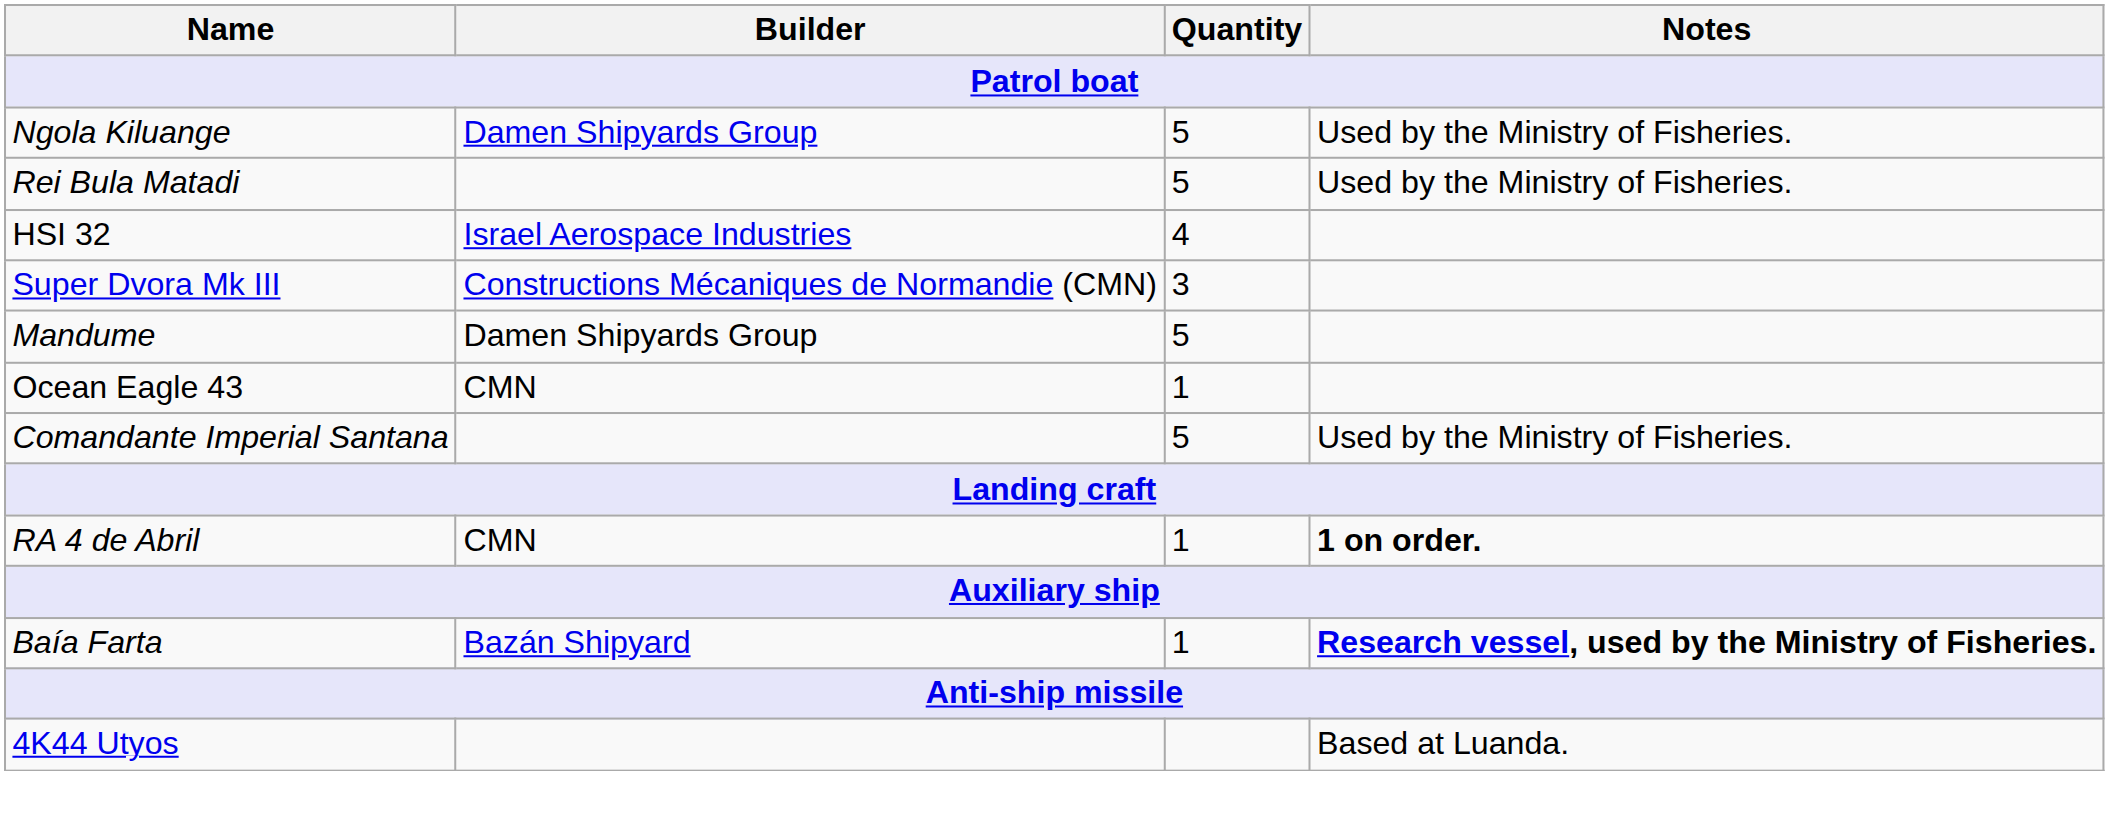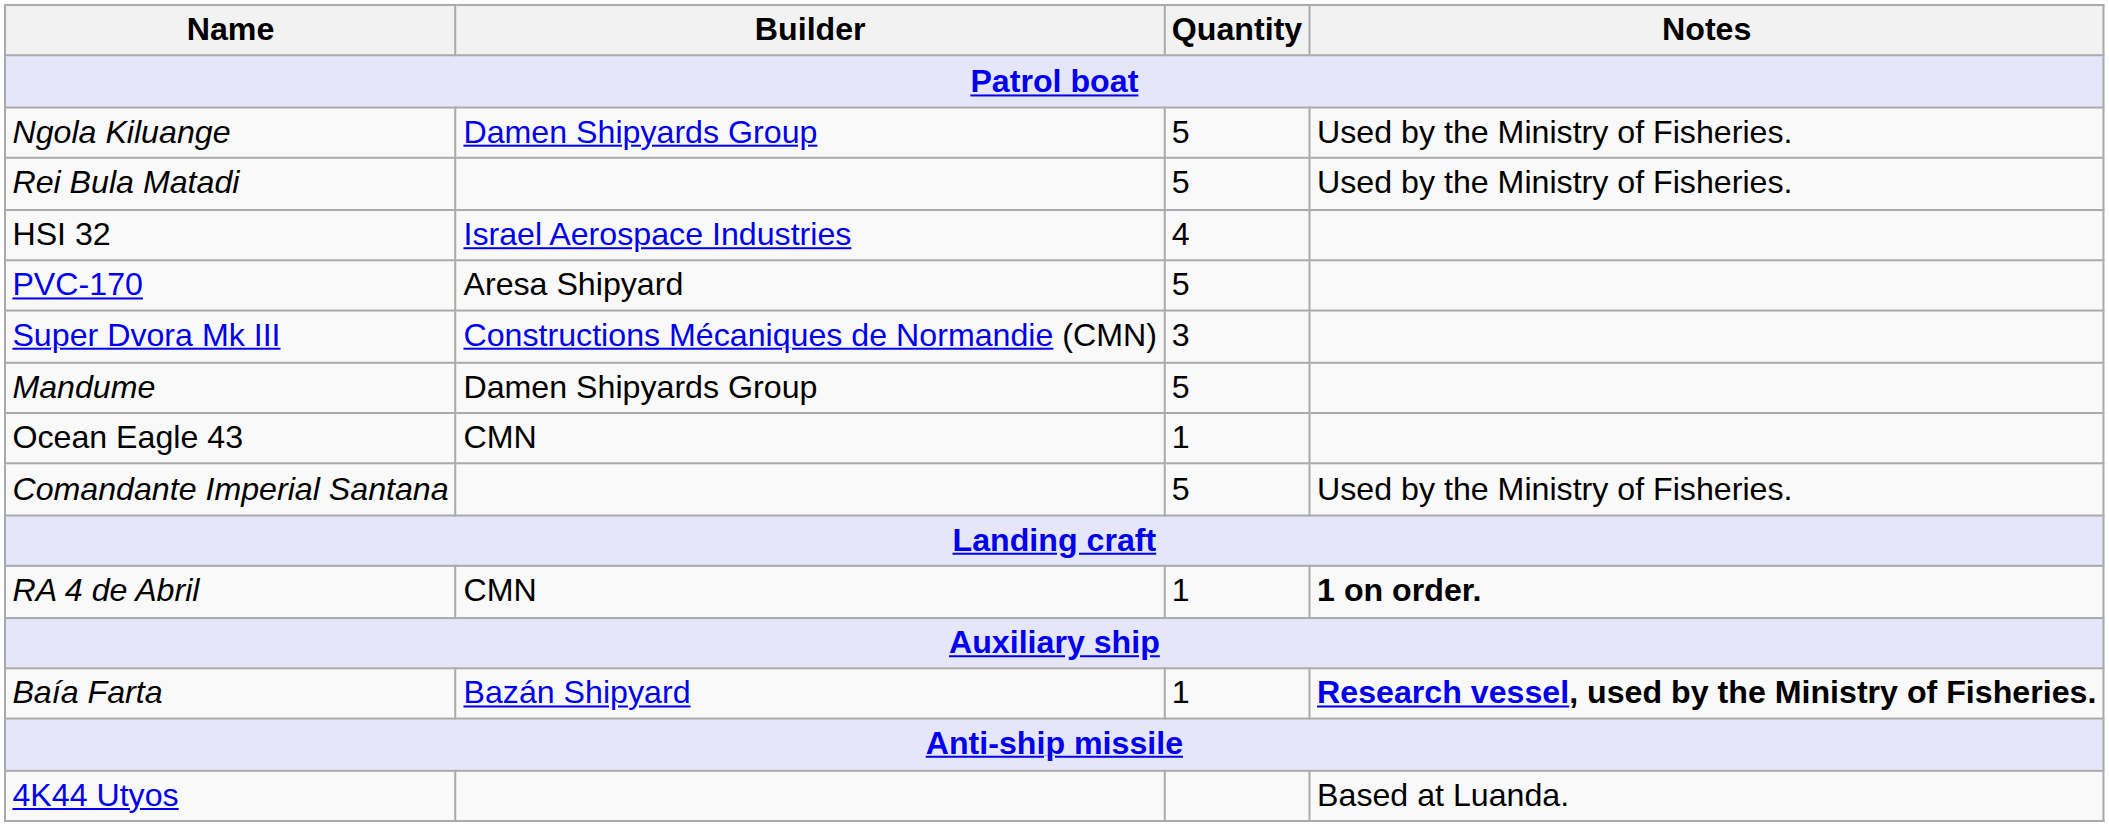+ row: (78, 285)
